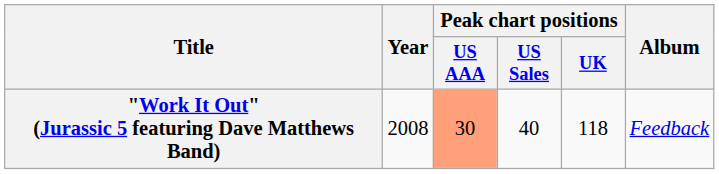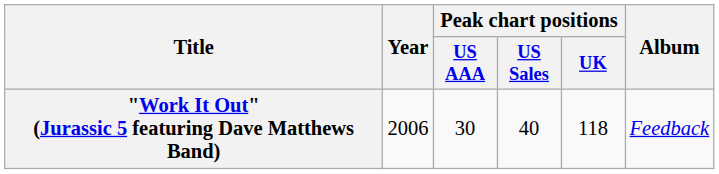(408, 128) 2008 -> (408, 128) 2006
(465, 128) lightsalmon background -> (465, 128) no background
